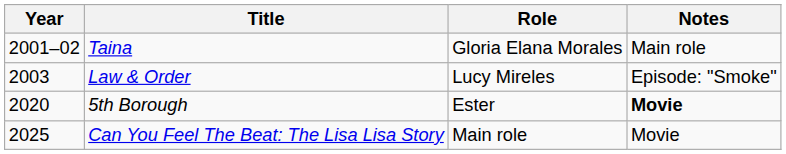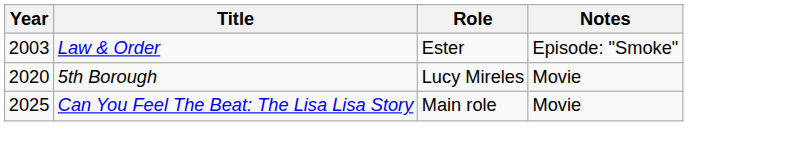- row: (110, 47)
(503, 76) Lucy Mireles -> (443, 47) Ester
(473, 105) Ester -> (473, 76) Lucy Mireles
(657, 105) bold -> (557, 76) normal
